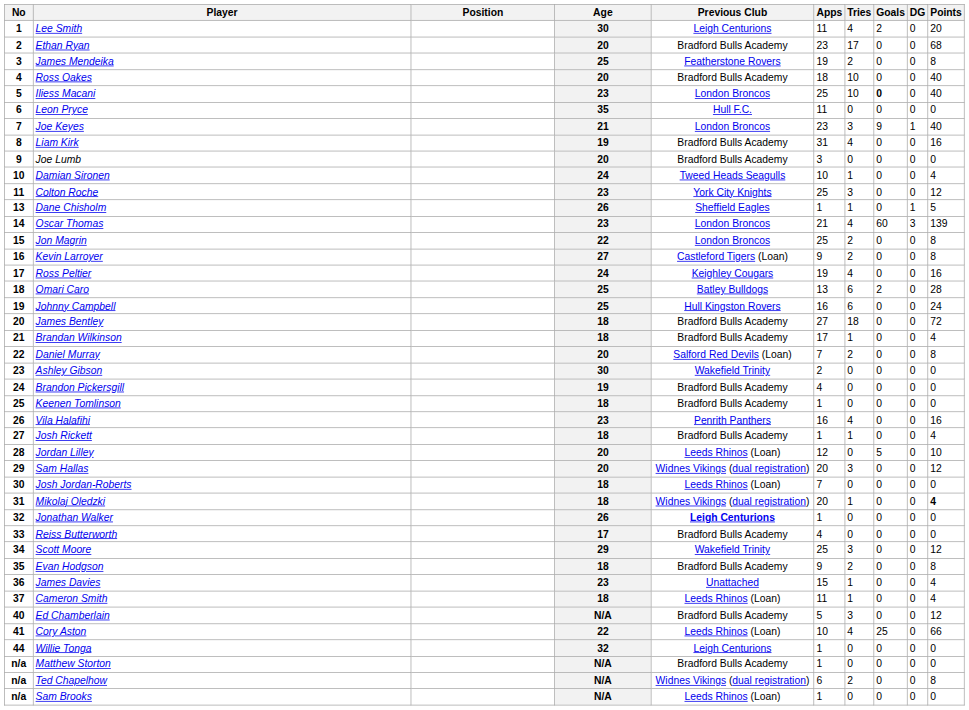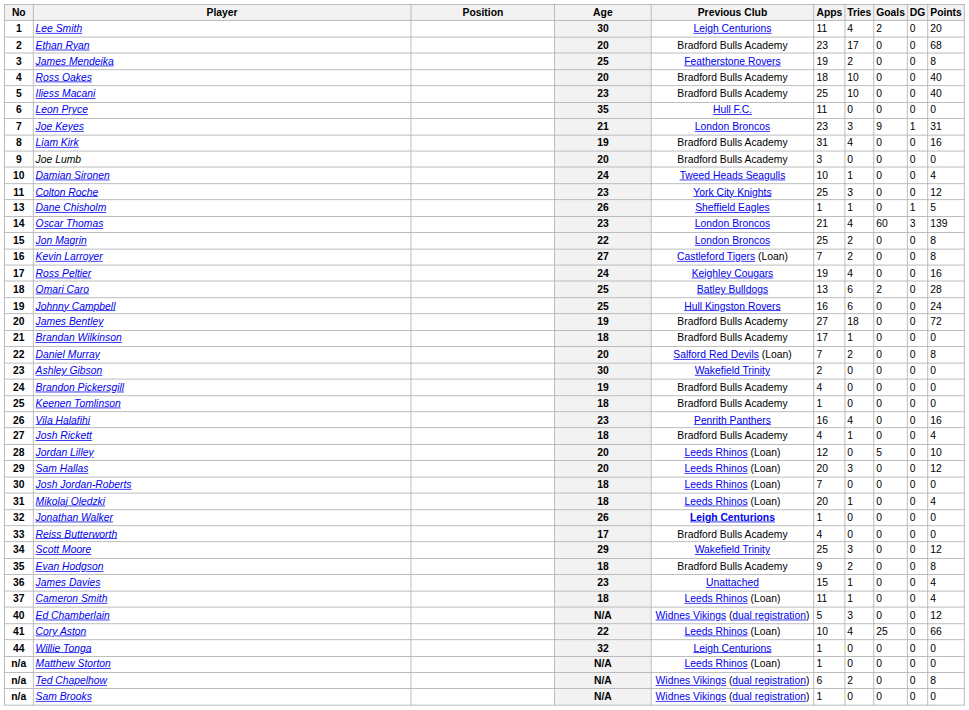(732, 94) London Broncos -> (732, 94) Bradford Bulls Academy
(879, 94) bold -> (879, 94) normal
(936, 126) 40 -> (936, 126) 31
(819, 257) 9 -> (819, 257) 7
(603, 322) 18 -> (603, 322) 19
(933, 338) 4 -> (933, 338) 0
(819, 436) 1 -> (819, 436) 4
(732, 468) Widnes Vikings (dual registration) -> (732, 468) Leeds Rhinos (Loan)
(732, 501) Widnes Vikings (dual registration) -> (732, 501) Leeds Rhinos (Loan)
(933, 501) bold -> (933, 501) normal
(732, 615) Bradford Bulls Academy -> (732, 615) Widnes Vikings (dual registration)
(732, 664) Bradford Bulls Academy -> (732, 664) Leeds Rhinos (Loan)
(732, 696) Leeds Rhinos (Loan) -> (732, 696) Widnes Vikings (dual registration)
